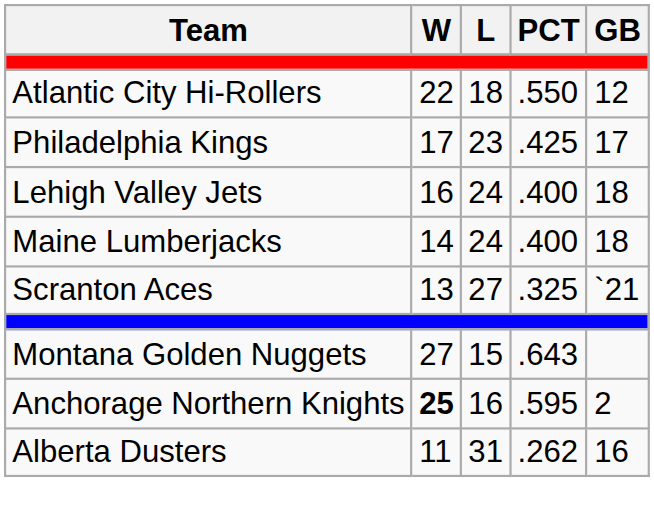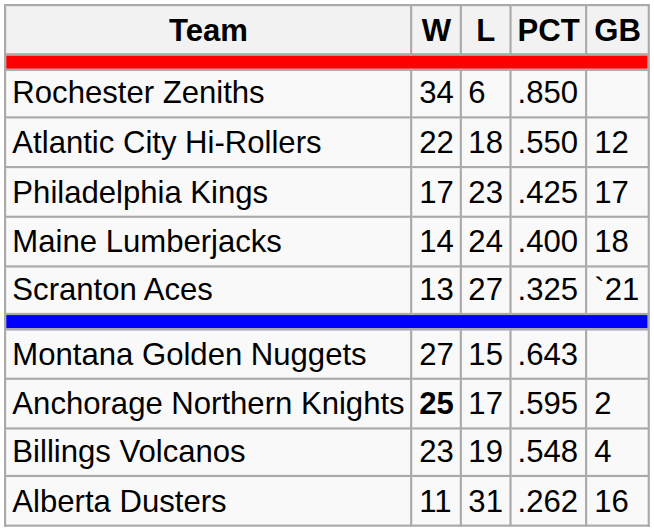+ row: (138, 94)
- row: (137, 192)
(486, 403) 16 -> (486, 403) 17
+ row: (129, 452)
